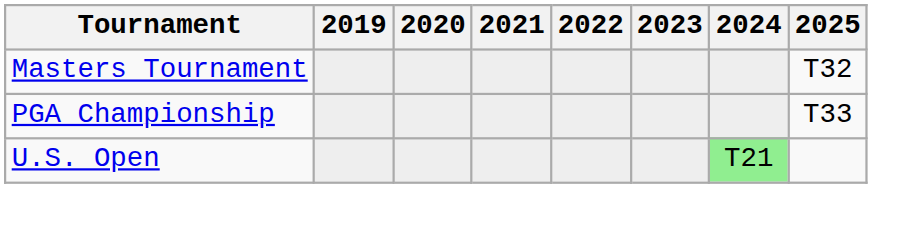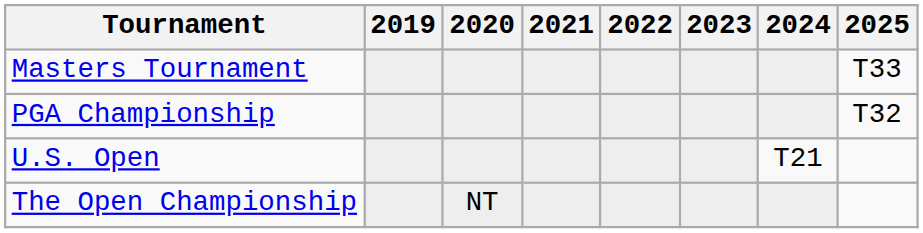(828, 72) T32 -> (877, 72) T33
(828, 116) T33 -> (877, 116) T32
(749, 160) lightgreen background -> (798, 160) no background
+ row: (184, 205)
